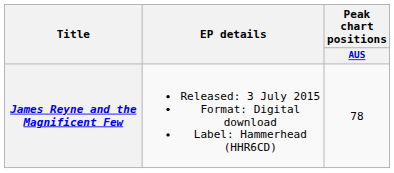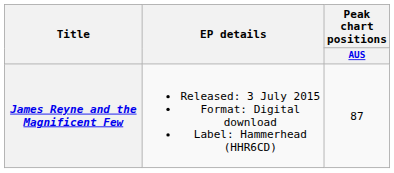(357, 116) 78 -> (357, 116) 87
